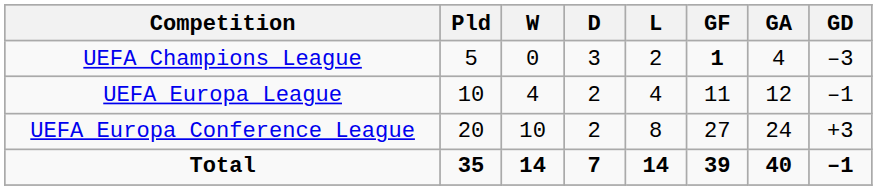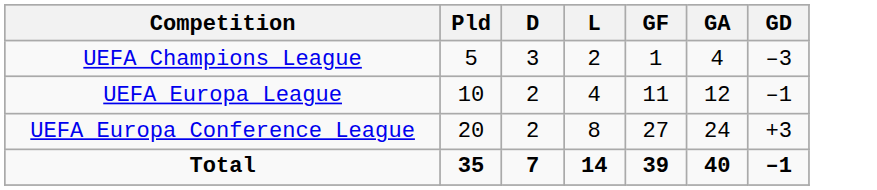- column: (533, 23)
(717, 59) bold -> (656, 59) normal
